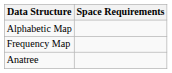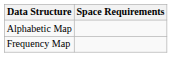- row: (23, 60)
